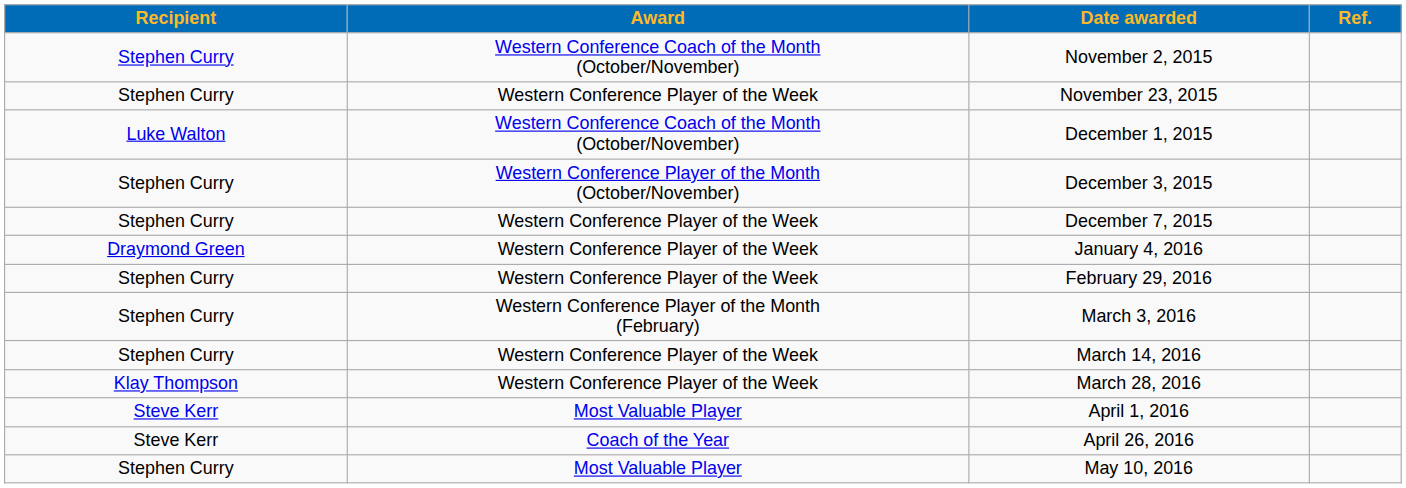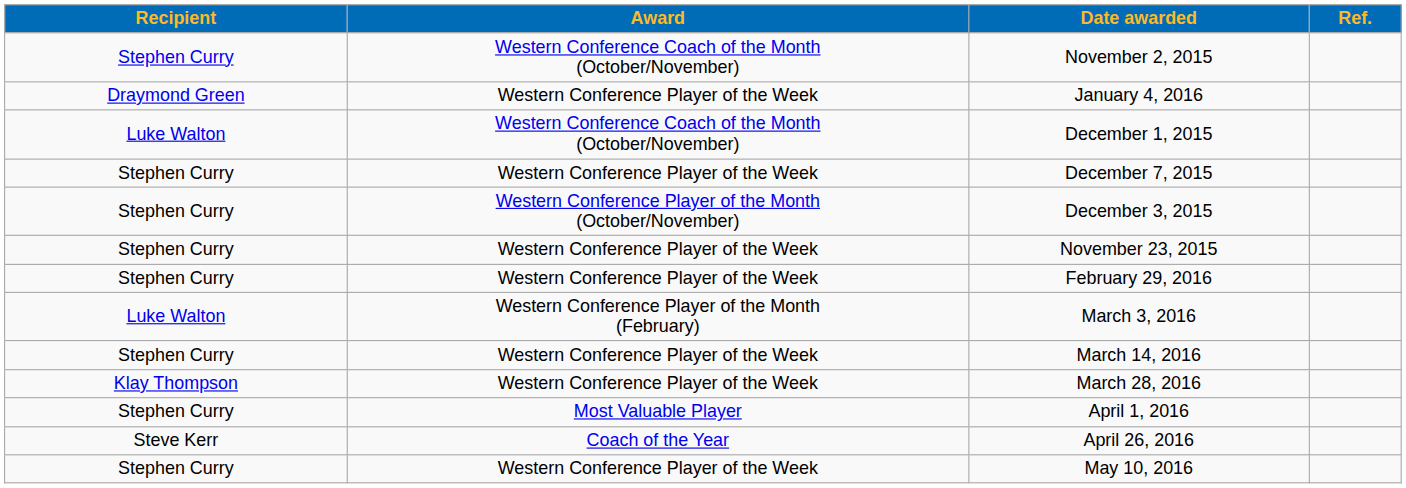rows swapped: (1139, 95) <-> (1139, 249)
rows swapped: (1139, 182) <-> (1139, 221)
(176, 316) Stephen Curry -> (176, 316) Luke Walton
(176, 411) Steve Kerr -> (176, 411) Stephen Curry
(658, 468) Most Valuable Player -> (658, 468) Western Conference Player of the Week
